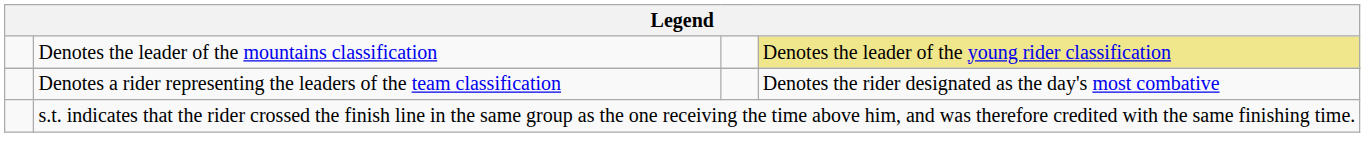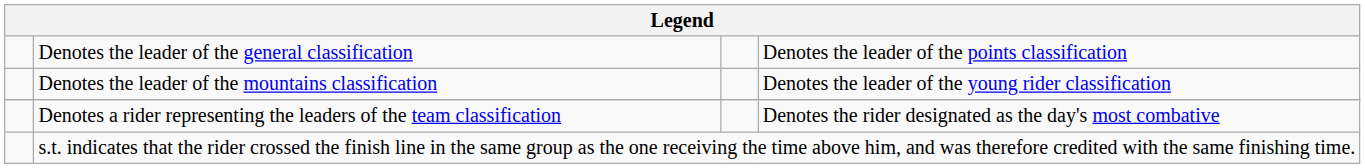+ row: (226, 52)
(967, 52) khaki background -> (967, 83) no background
